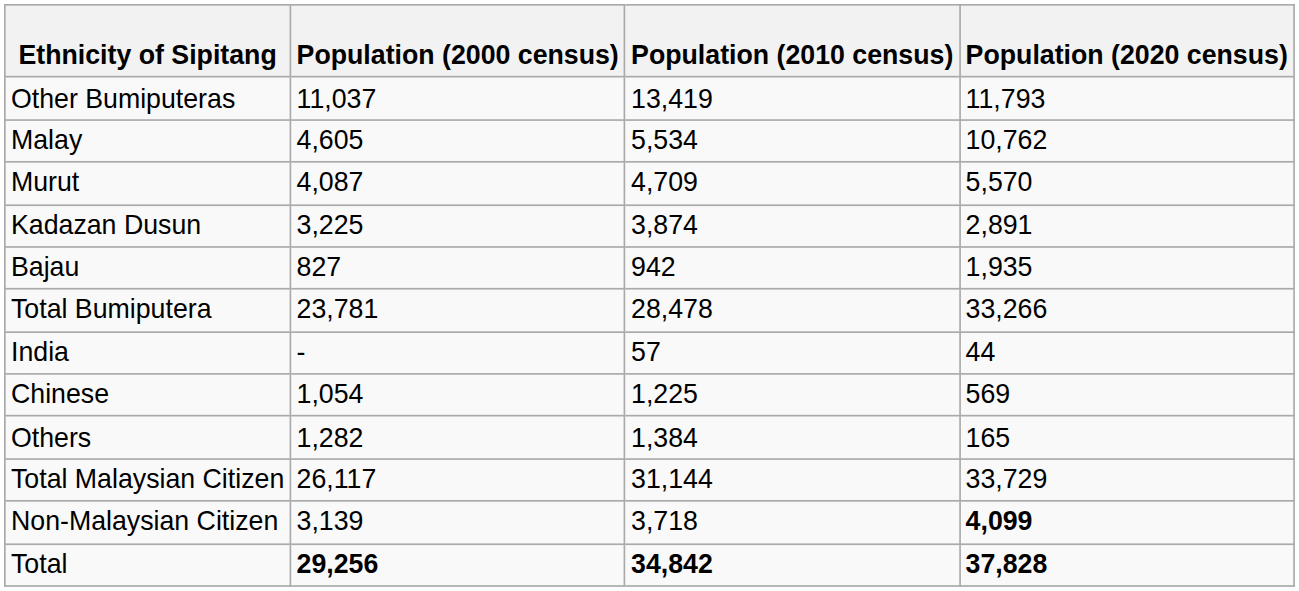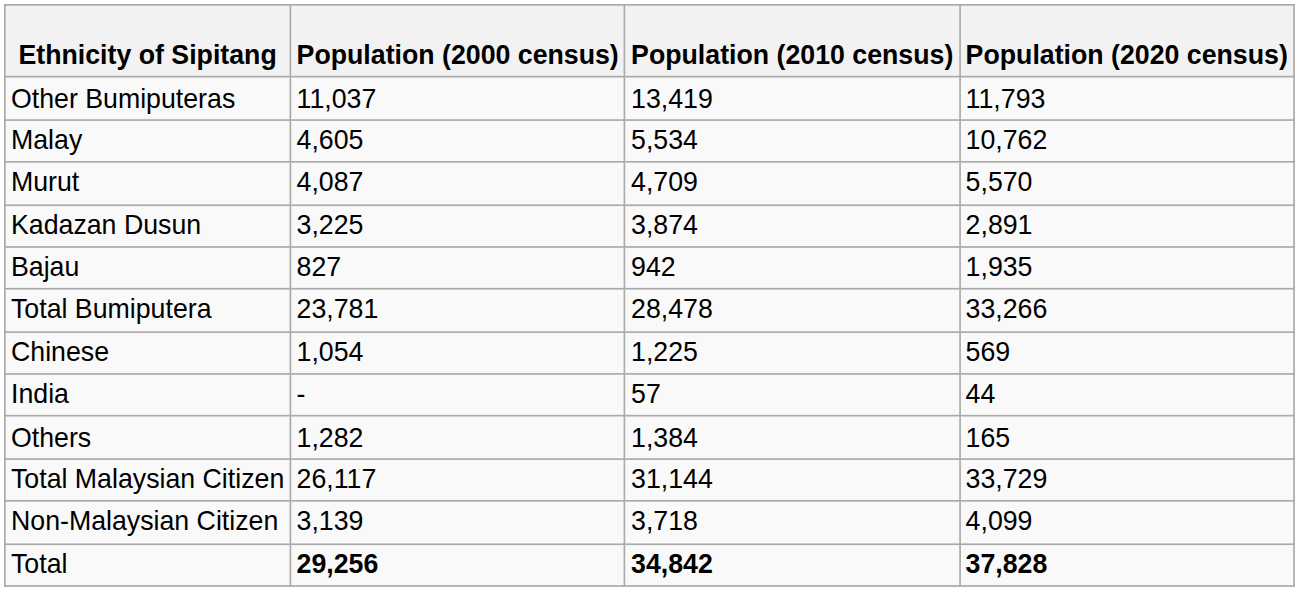rows swapped: (60, 394) <-> (40, 352)
(999, 521) bold -> (999, 521) normal
